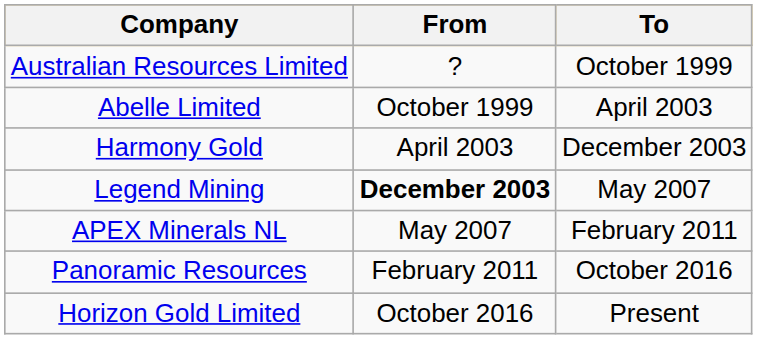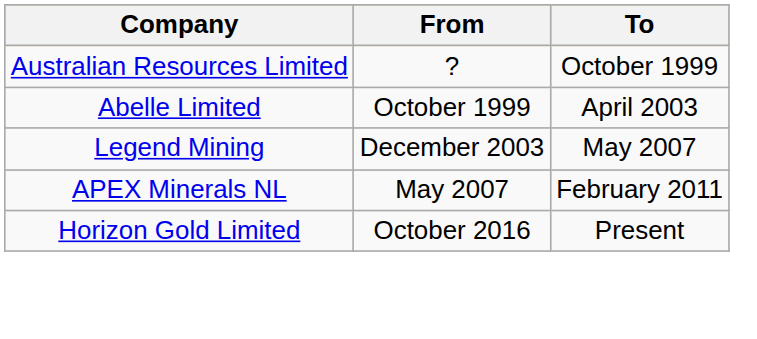- row: (179, 148)
(455, 189) bold -> (452, 148) normal
- row: (179, 271)
